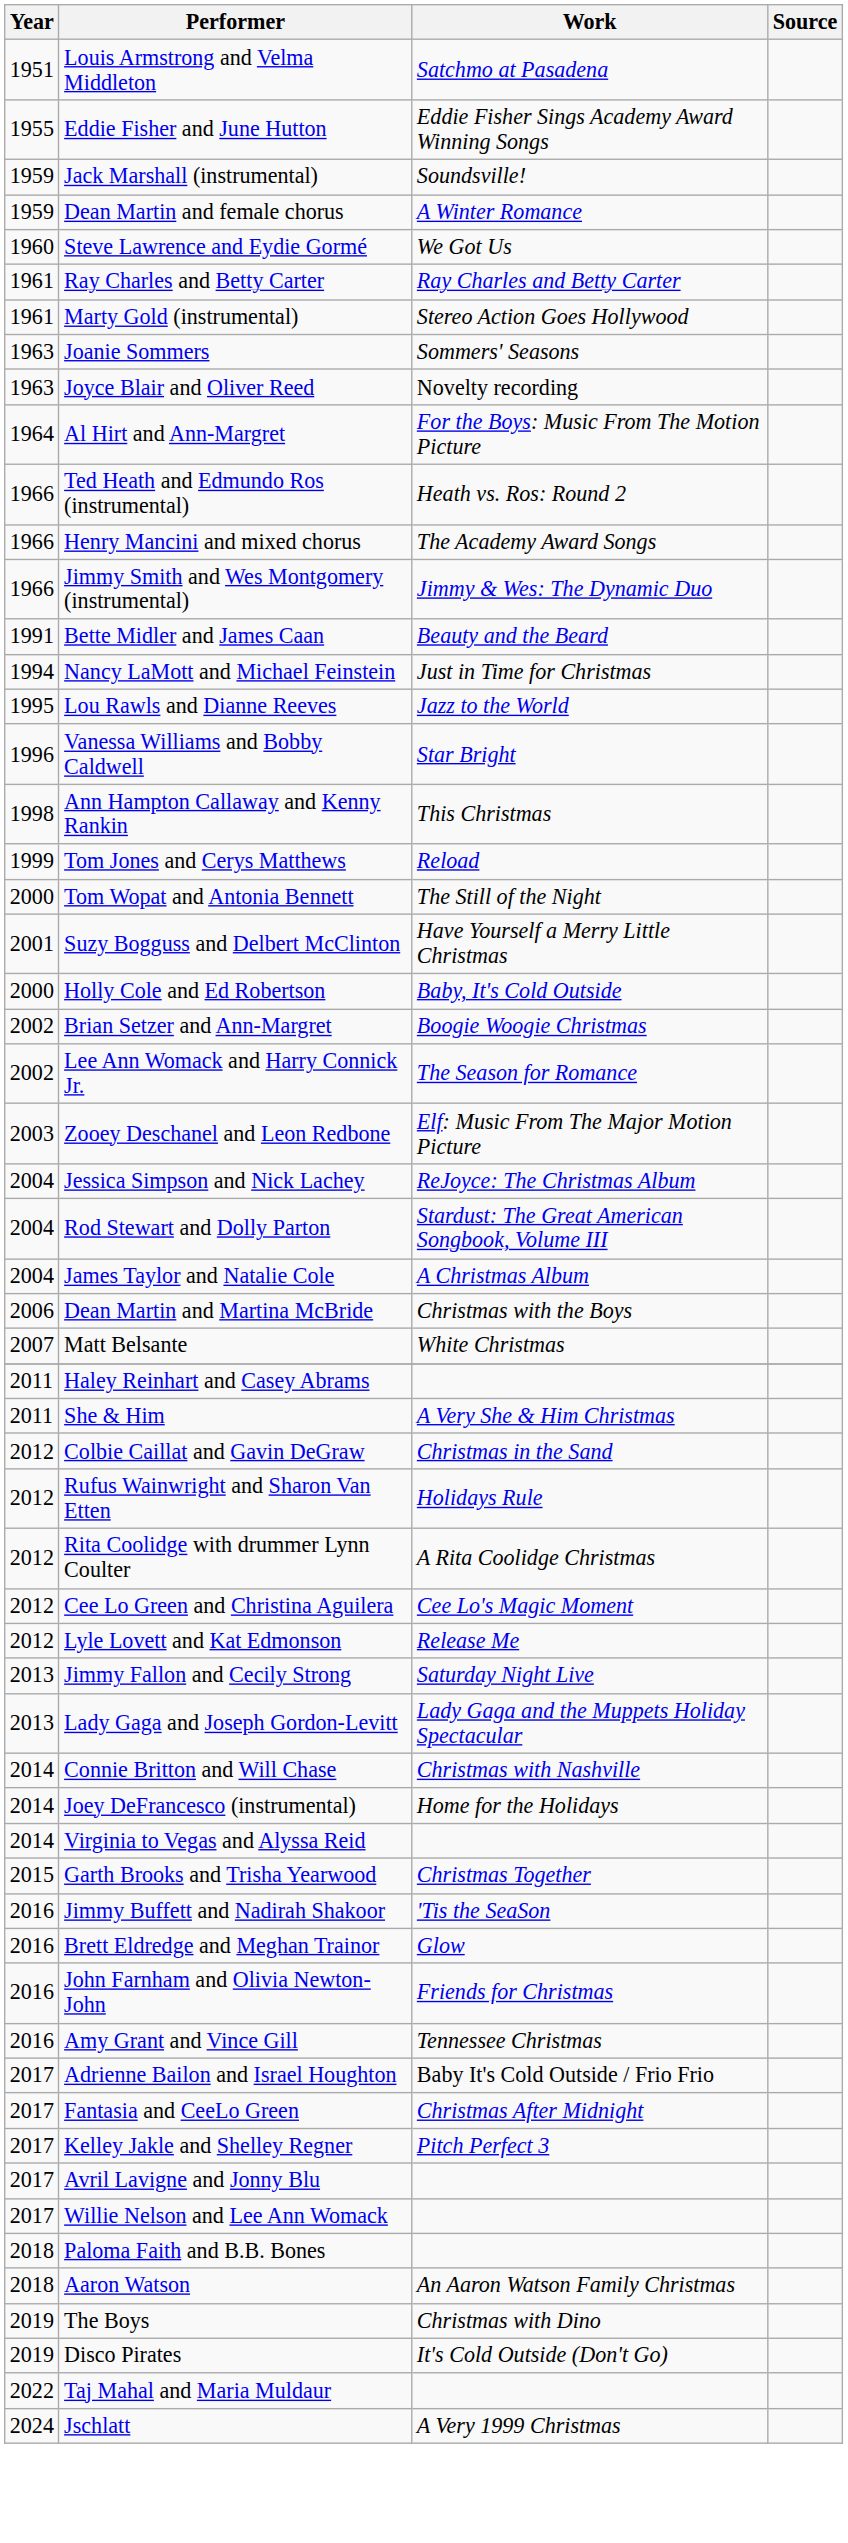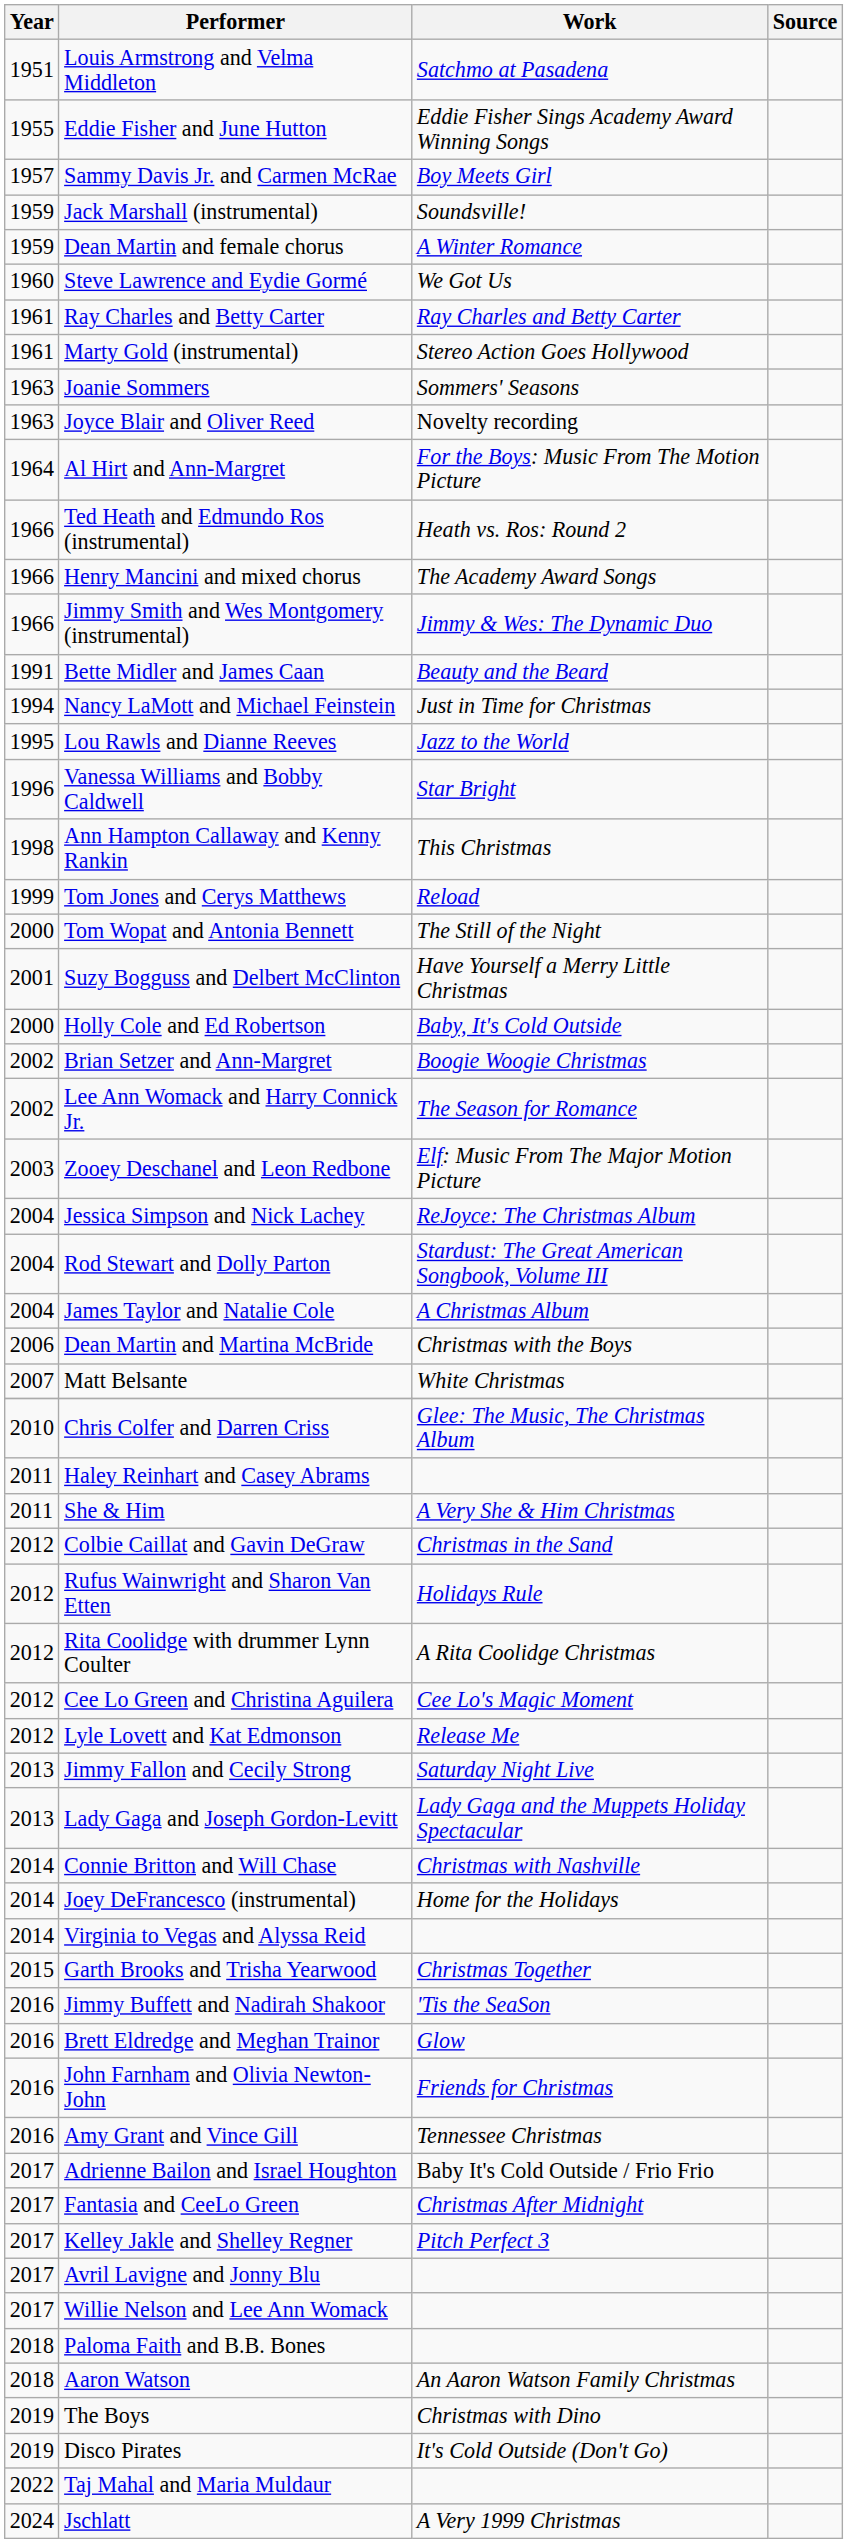+ row: (230, 176)
+ row: (197, 1428)
